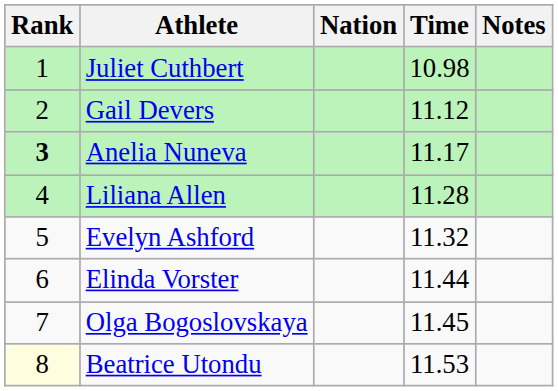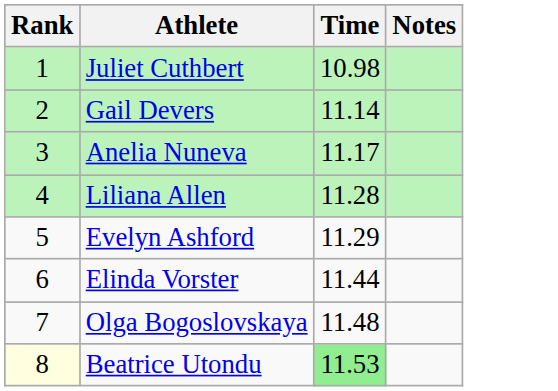- column: (359, 25)
(440, 110) 11.12 -> (350, 110) 11.14
(42, 152) bold -> (42, 152) normal
(440, 237) 11.32 -> (350, 237) 11.29
(440, 322) 11.45 -> (350, 322) 11.48
(440, 364) no background -> (350, 364) lightgreen background
